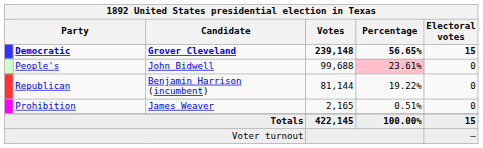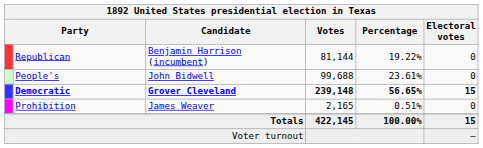rows swapped: (43, 52) <-> (43, 87)
(405, 67) pink background -> (405, 77) no background
